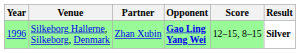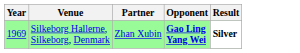- column: (237, 12)
(16, 34) 1996 -> (16, 34) 1969
